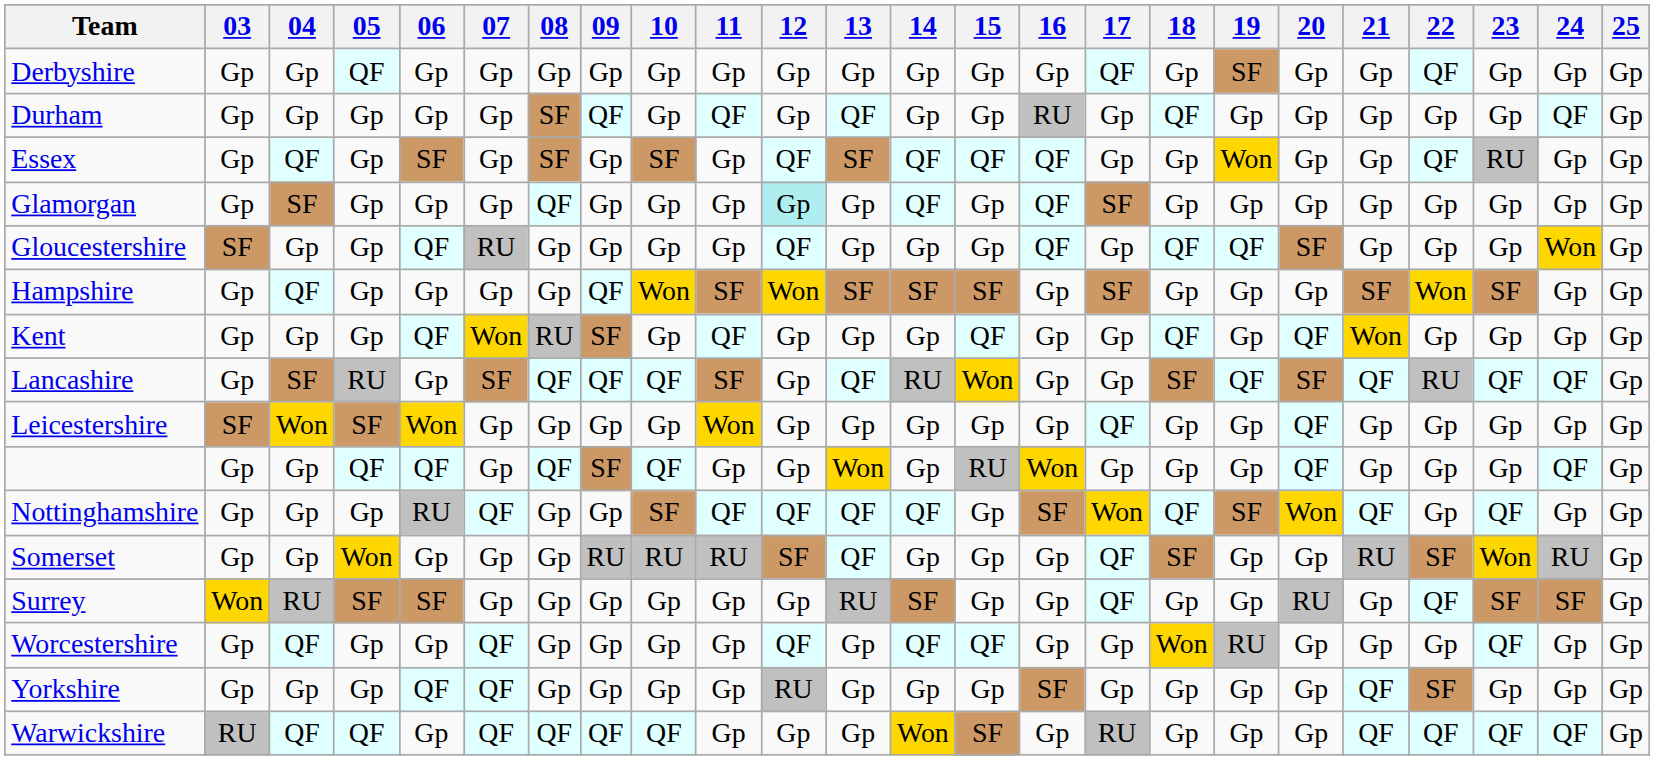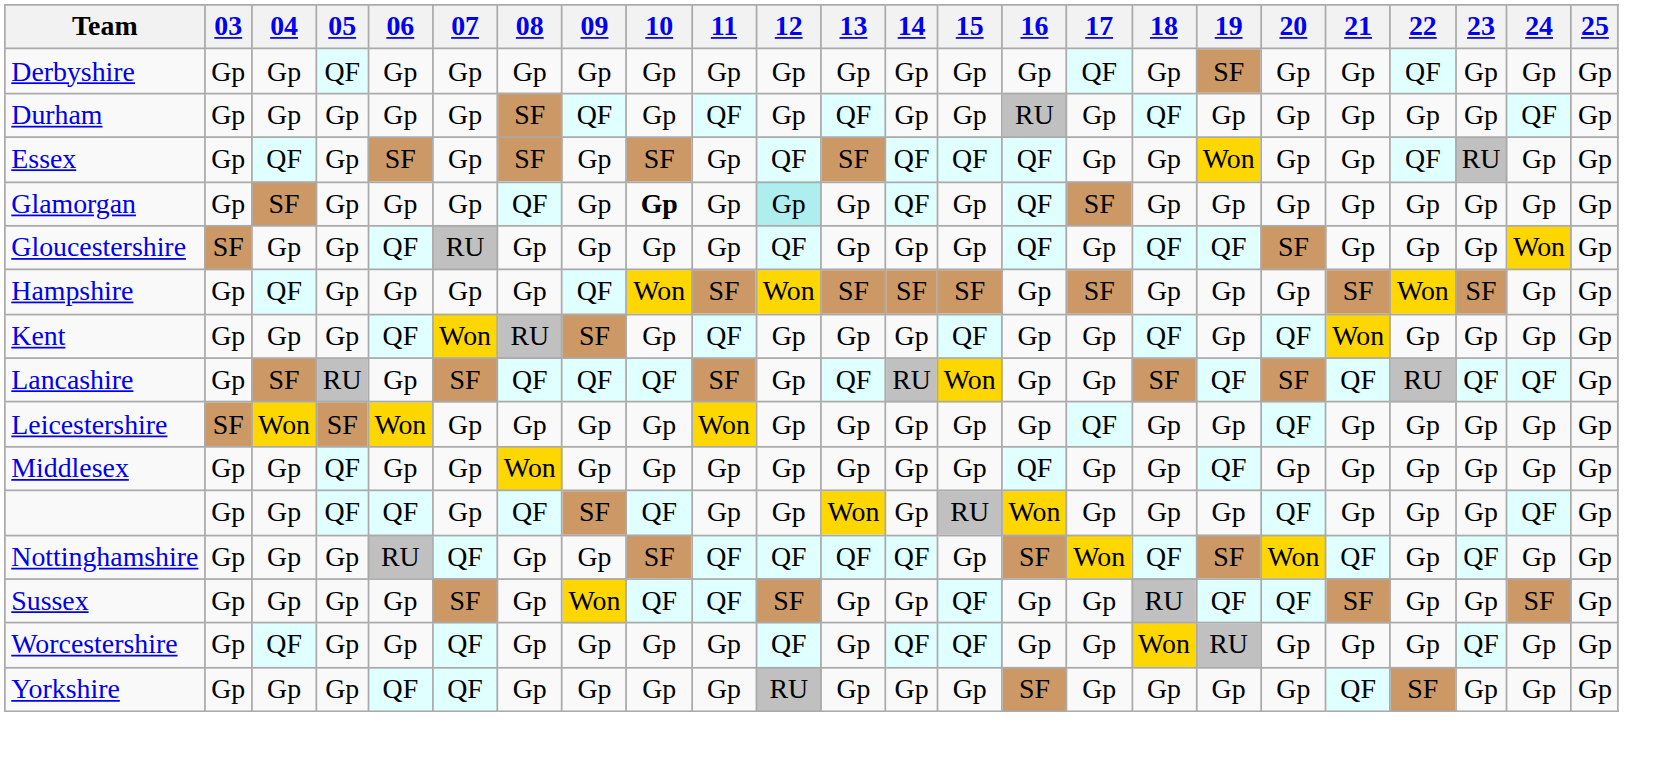(664, 203) normal -> (659, 203) bold
+ row: (70, 468)
- row: (63, 556)
- row: (48, 600)
+ row: (50, 600)
- row: (88, 733)
